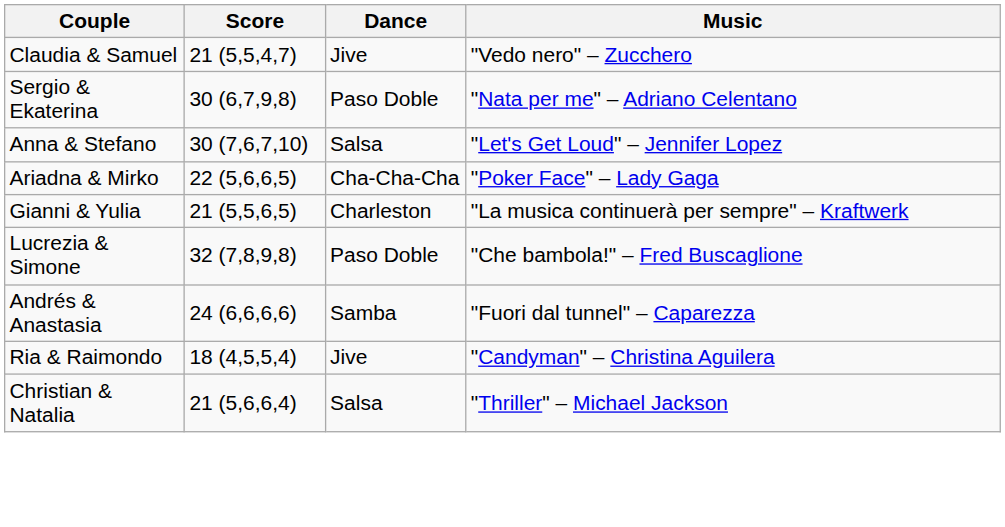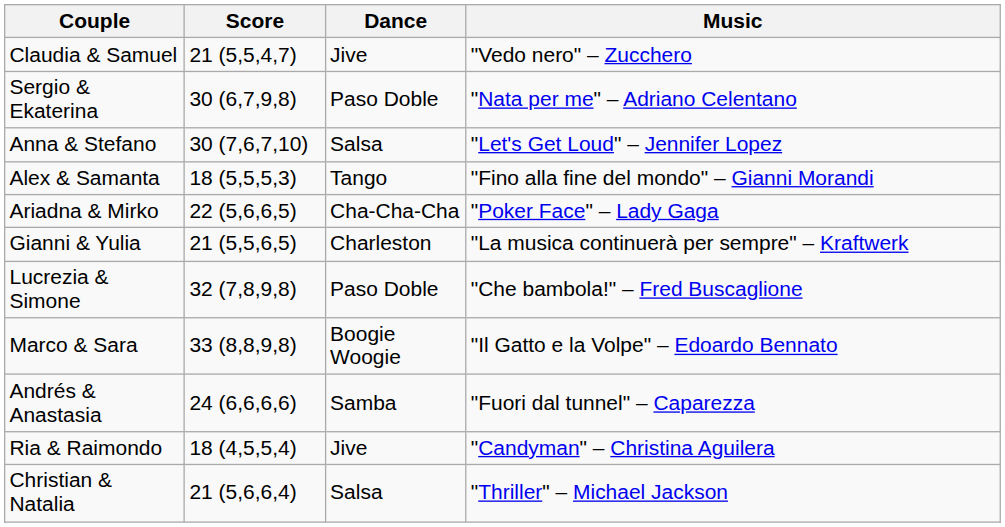+ row: (85, 177)
+ row: (74, 346)
